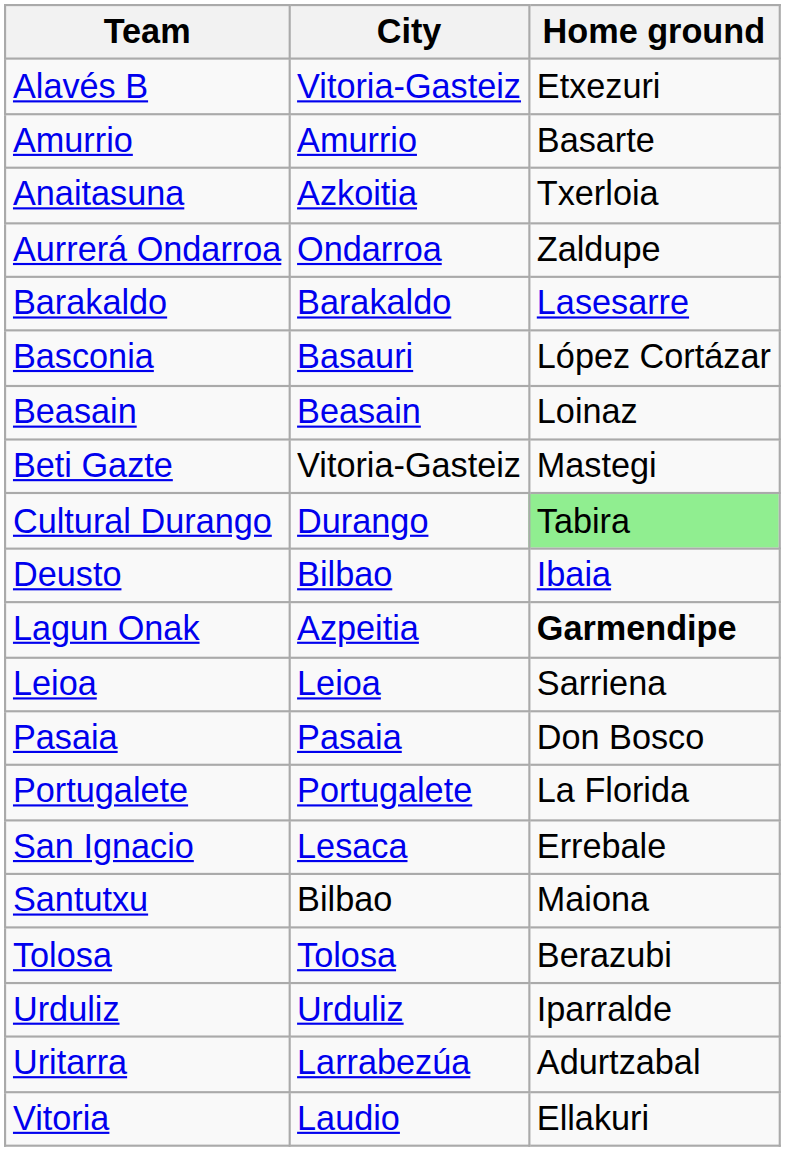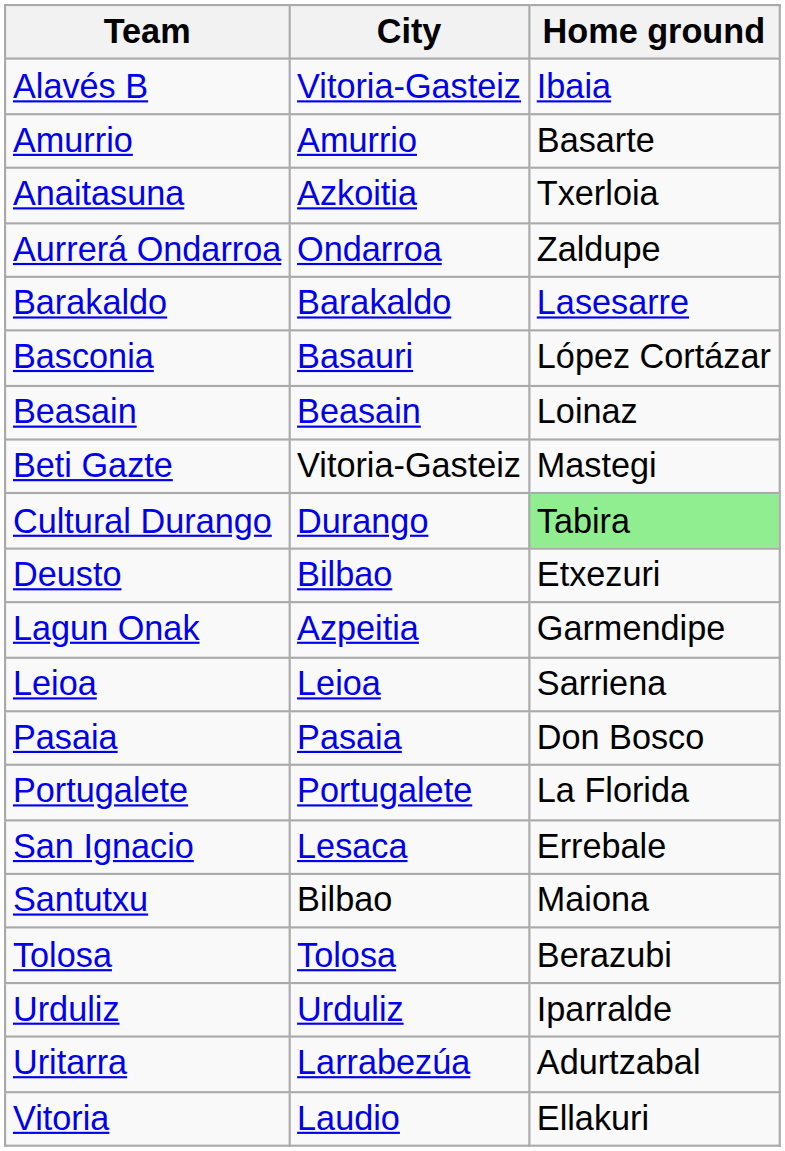(599, 85) Etxezuri -> (574, 85) Ibaia
(574, 574) Ibaia -> (599, 574) Etxezuri
(637, 628) bold -> (631, 628) normal
